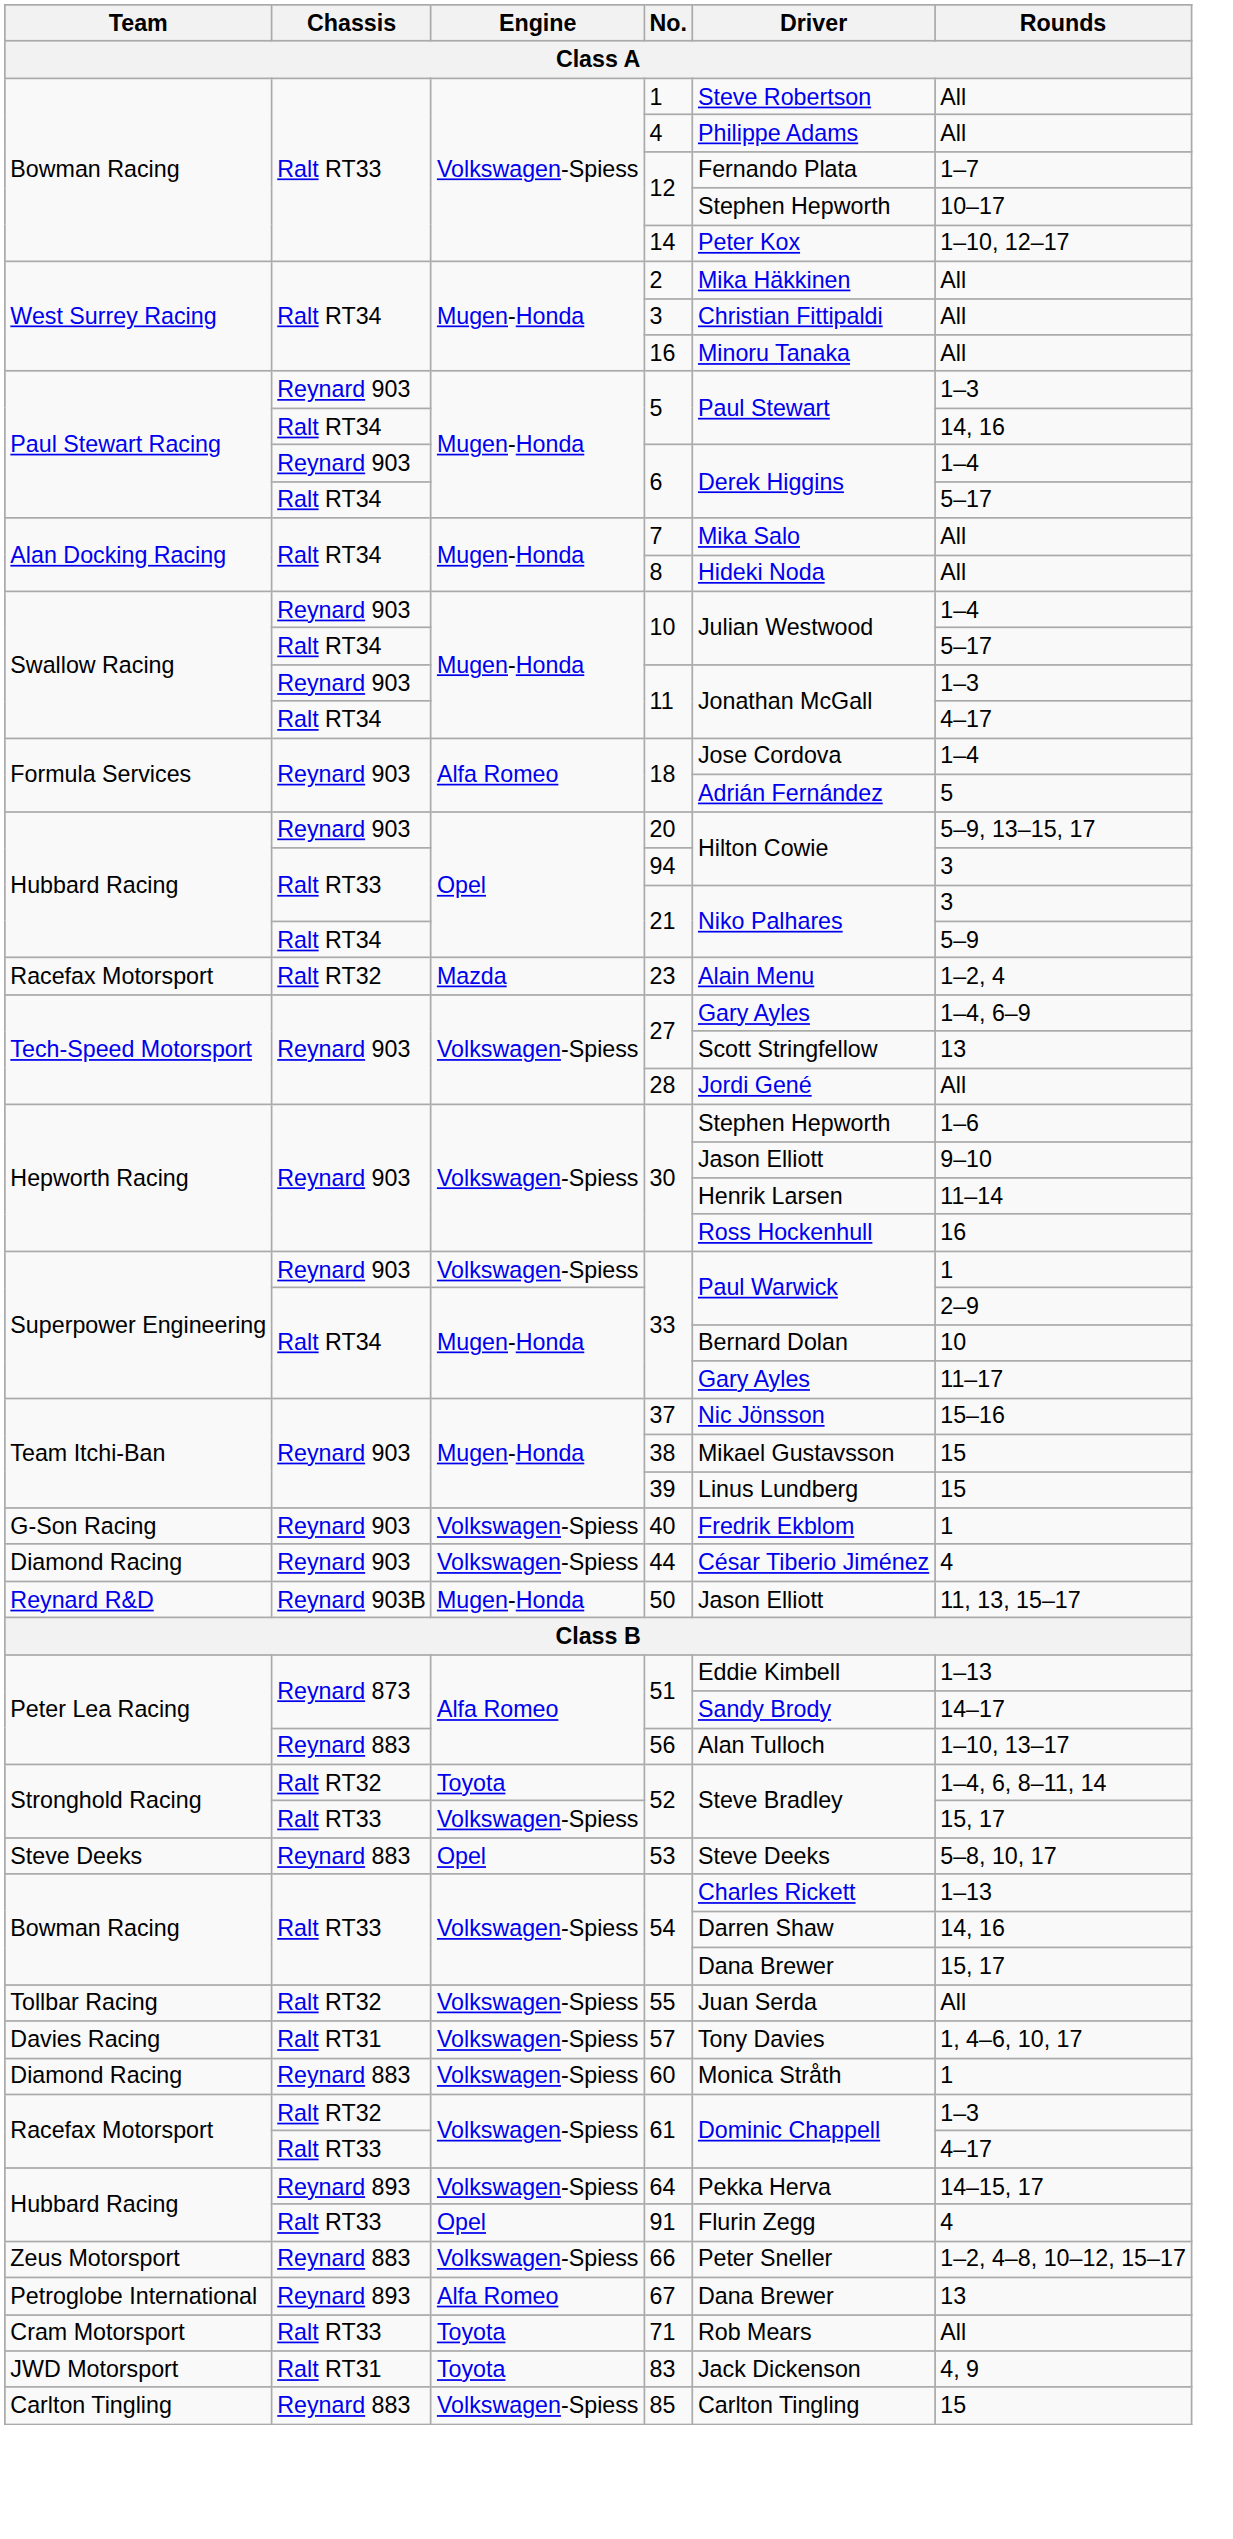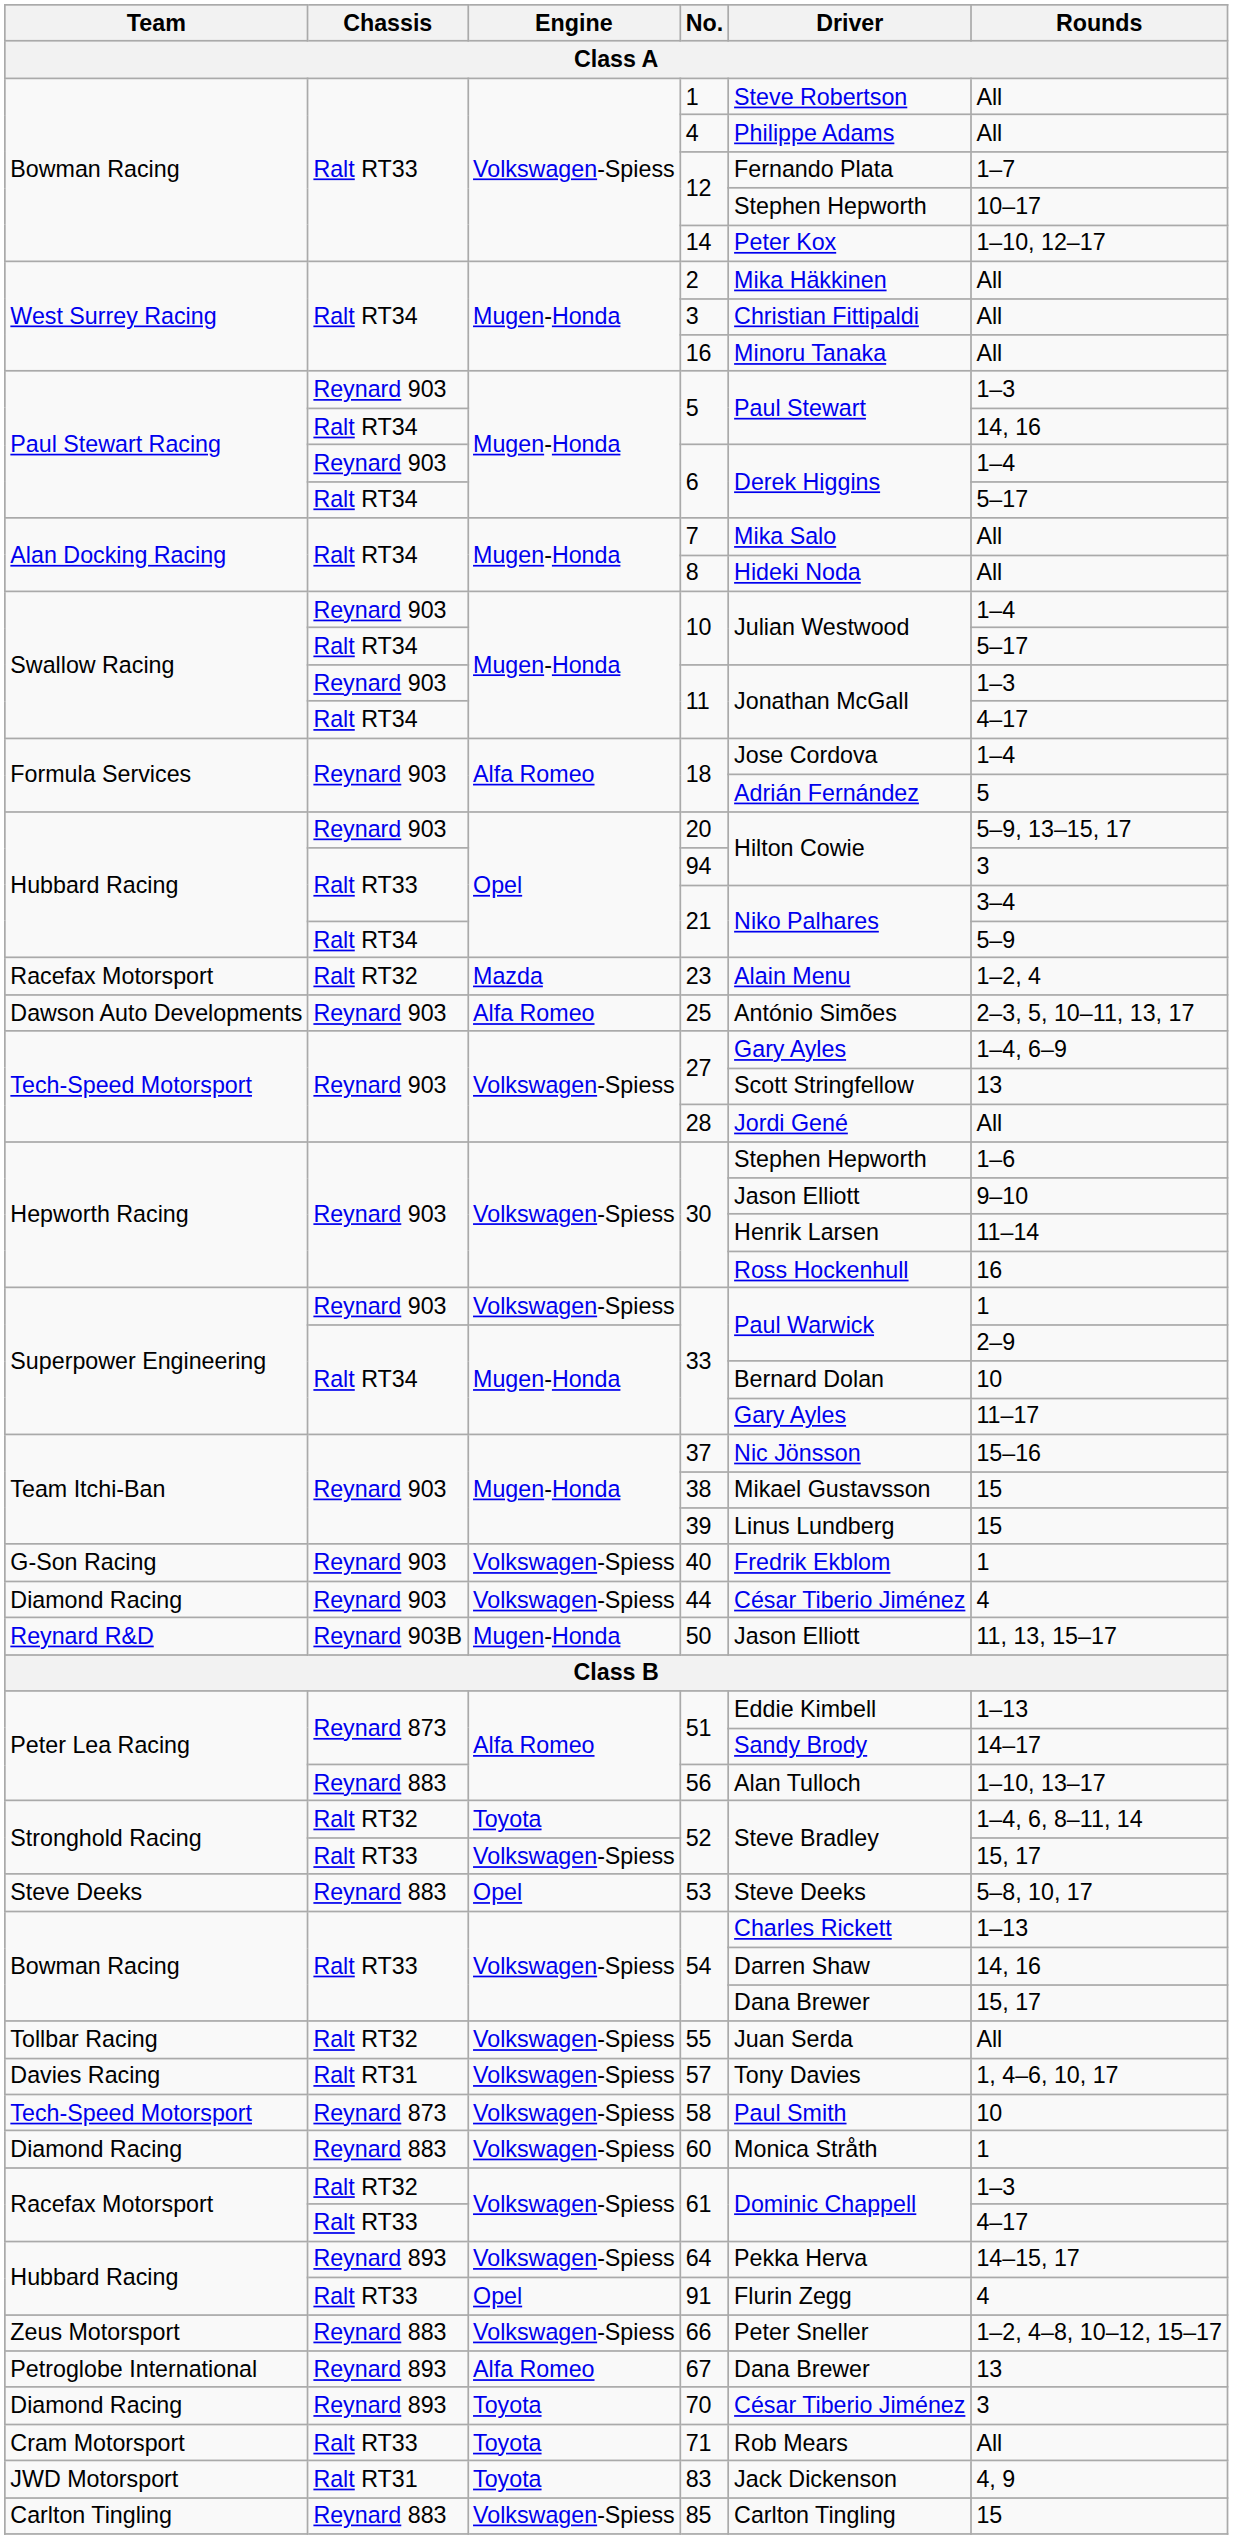(947, 903) 3 -> (996, 903) 3–4
+ row: (380, 1013)
+ row: (380, 2112)
+ row: (380, 2406)
